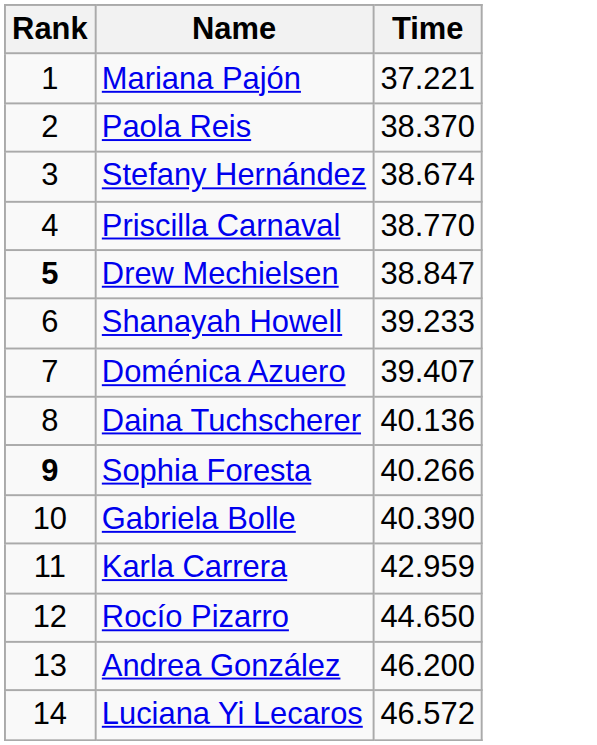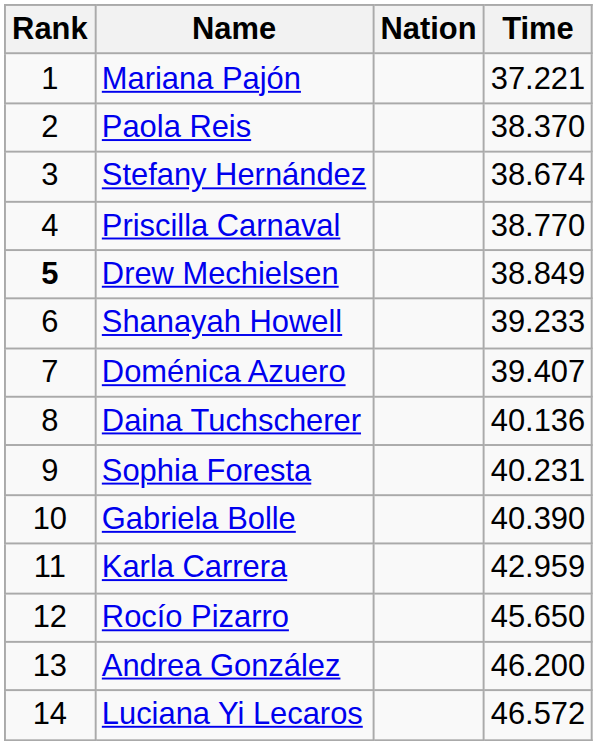+ column: (428, 28)
(428, 273) 38.847 -> (538, 273) 38.849
(50, 469) bold -> (50, 469) normal
(428, 469) 40.266 -> (538, 469) 40.231
(428, 616) 44.650 -> (538, 616) 45.650
